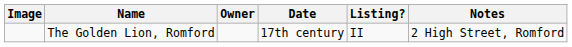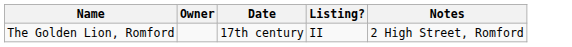- column: (25, 14)
